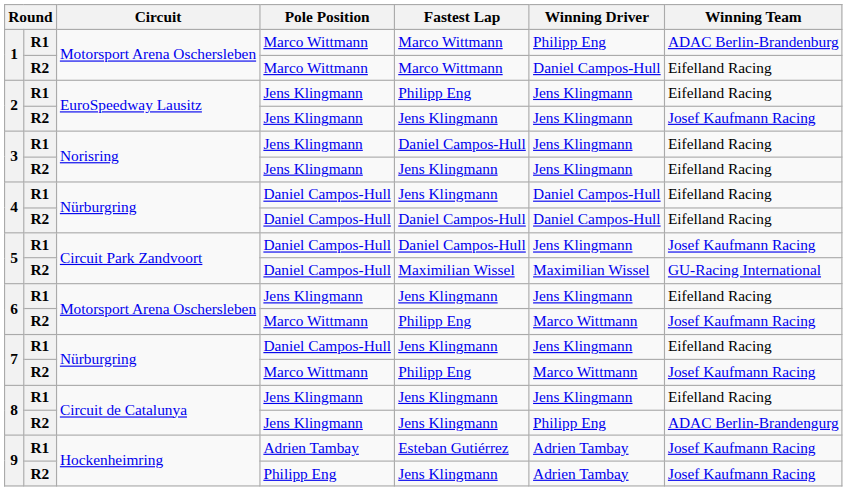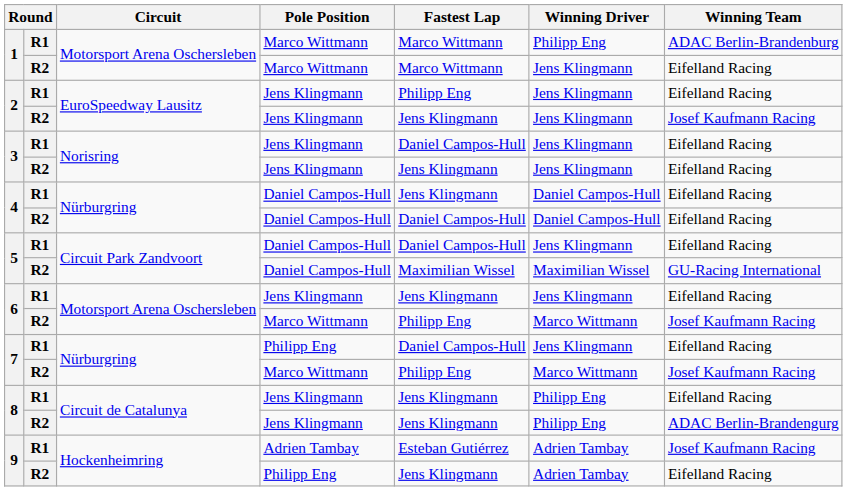(597, 67) Daniel Campos-Hull -> (583, 67) Jens Klingmann
(742, 244) Josef Kaufmann Racing -> (720, 244) Eifelland Racing
(327, 346) Daniel Campos-Hull -> (300, 346) Philipp Eng
(448, 346) Jens Klingmann -> (462, 346) Daniel Campos-Hull
(583, 397) Jens Klingmann -> (570, 397) Philipp Eng
(742, 473) Josef Kaufmann Racing -> (720, 473) Eifelland Racing
